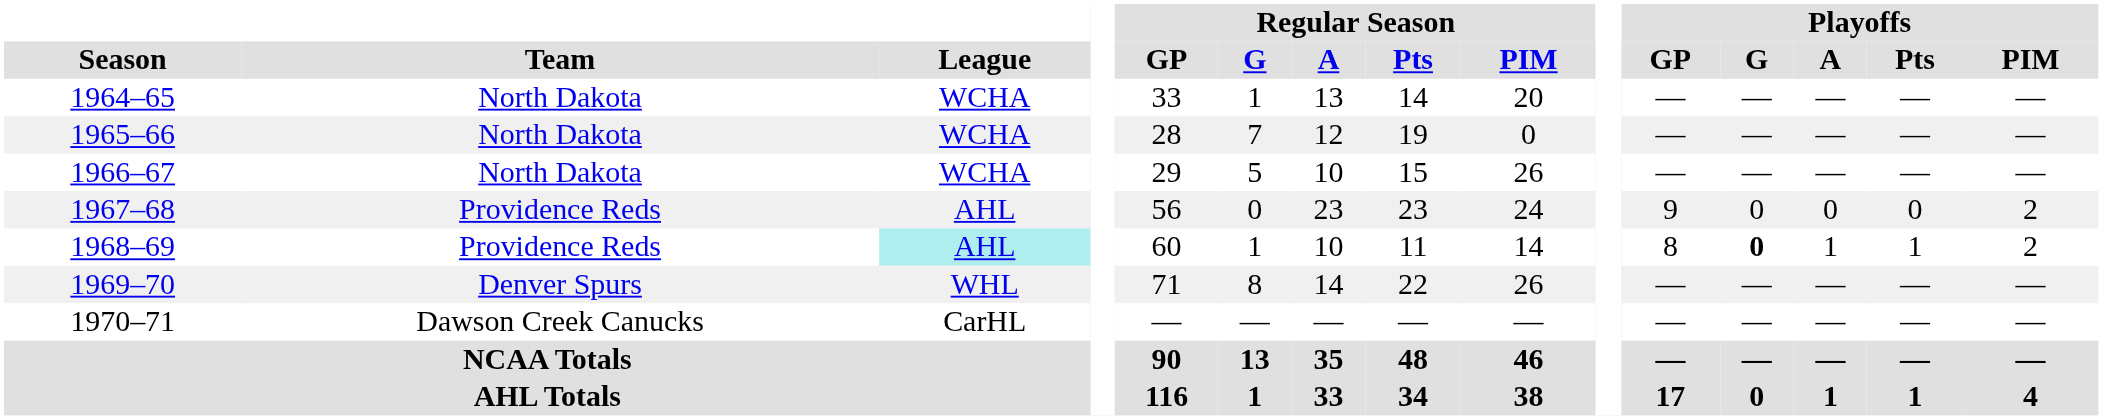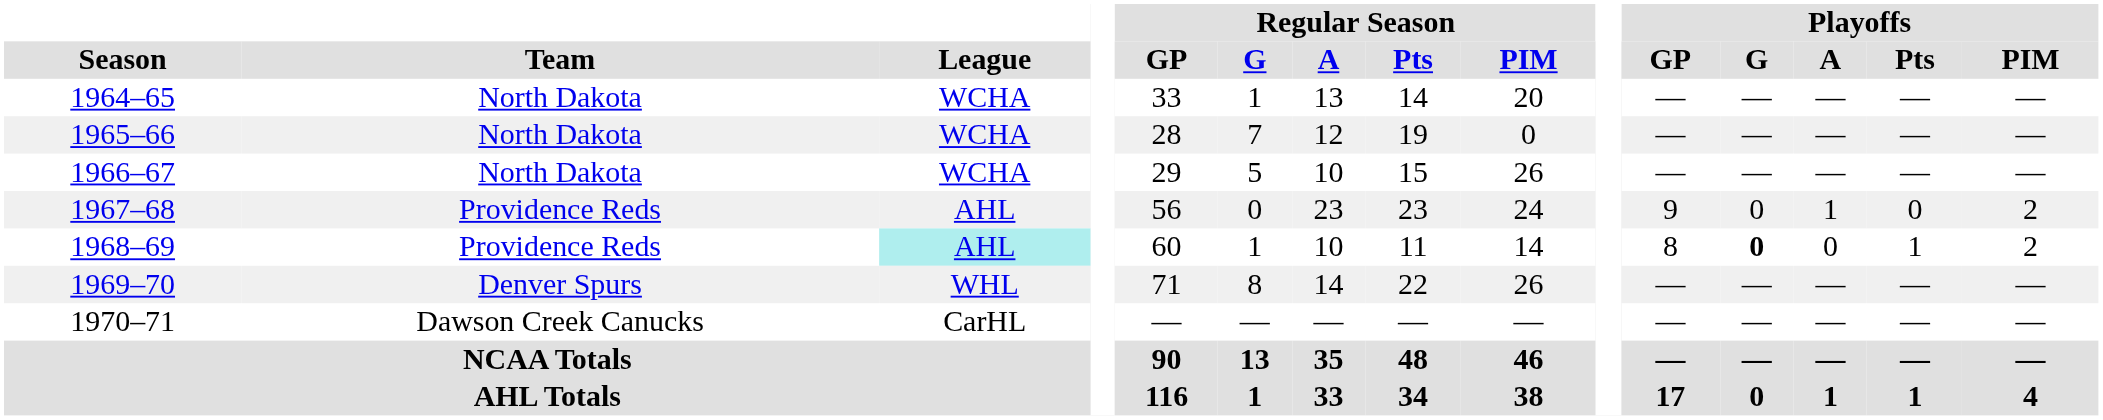(1830, 209) 0 -> (1830, 209) 1
(1830, 246) 1 -> (1830, 246) 0
